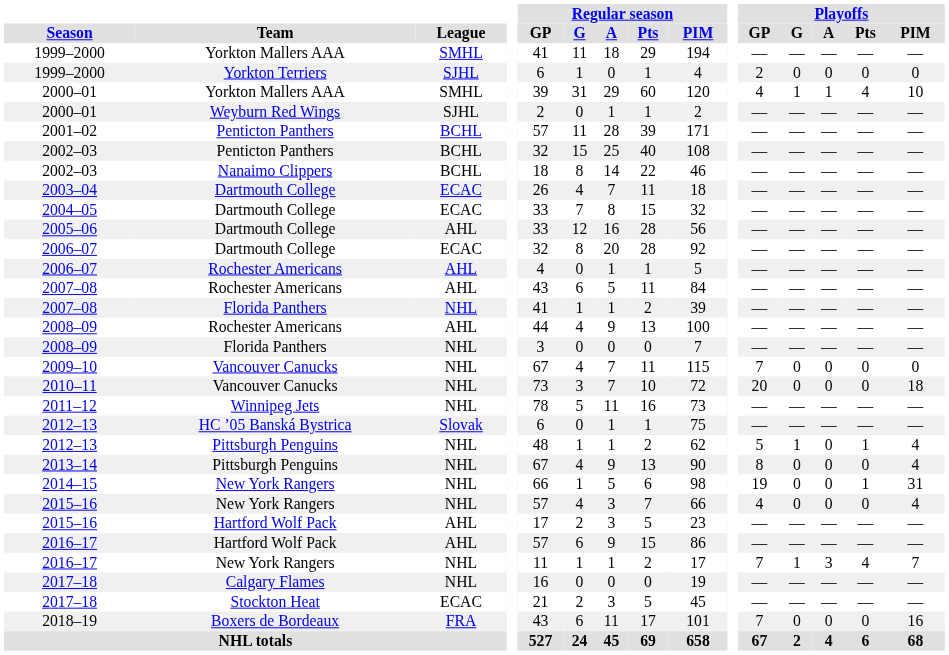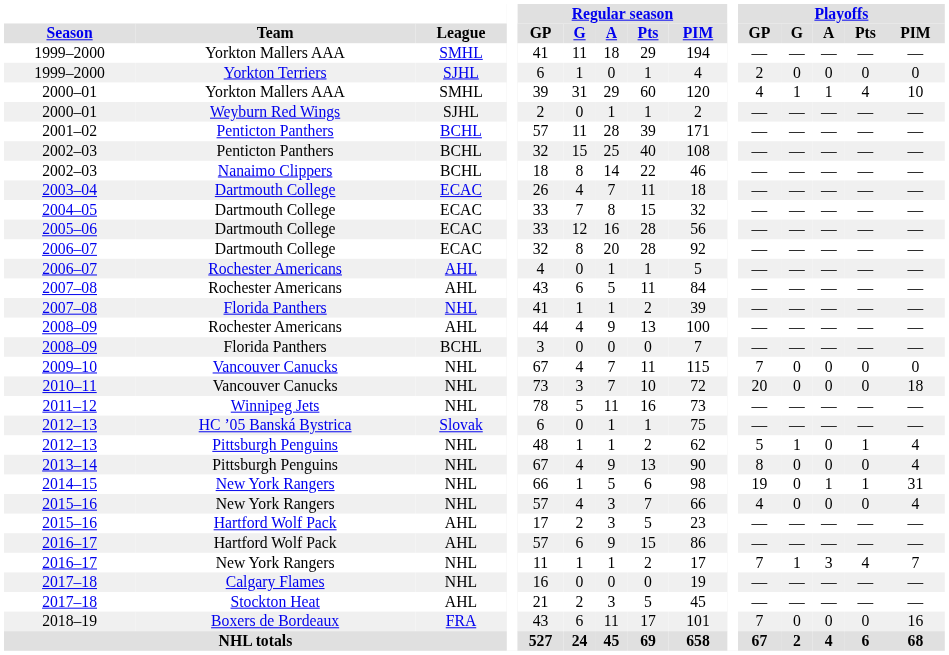(461, 229) AHL -> (461, 229) ECAC
(461, 347) NHL -> (461, 347) BCHL
(829, 484) 0 -> (829, 484) 1
(461, 601) ECAC -> (461, 601) AHL
